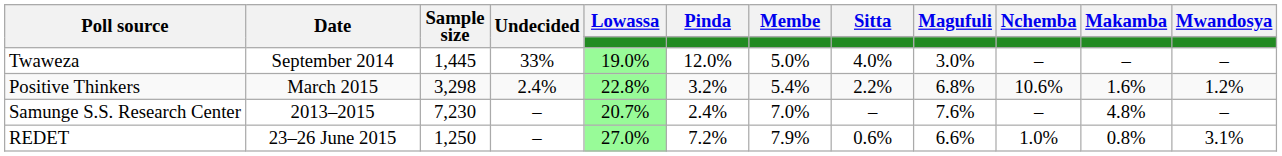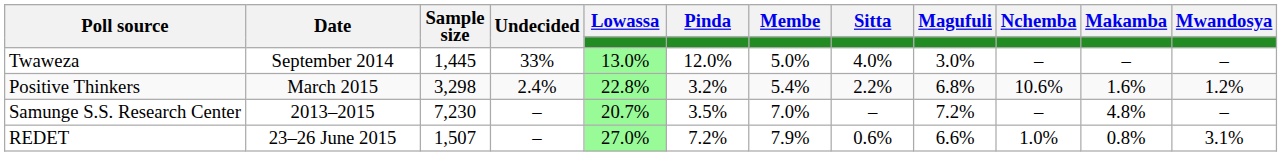(625, 60) 19.0% -> (625, 60) 13.0%
(708, 112) 2.4% -> (708, 112) 3.5%
(955, 112) 7.6% -> (955, 112) 7.2%
(455, 138) 1,250 -> (455, 138) 1,507
